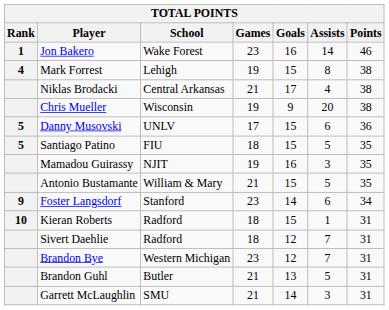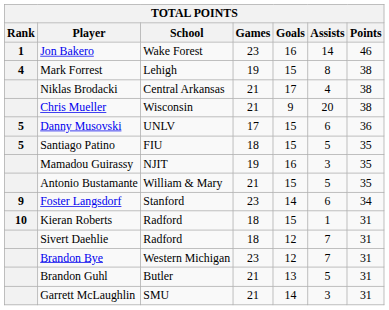(253, 107) 19 -> (253, 107) 21
